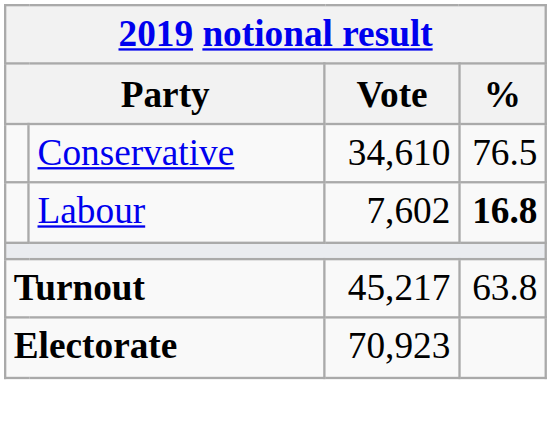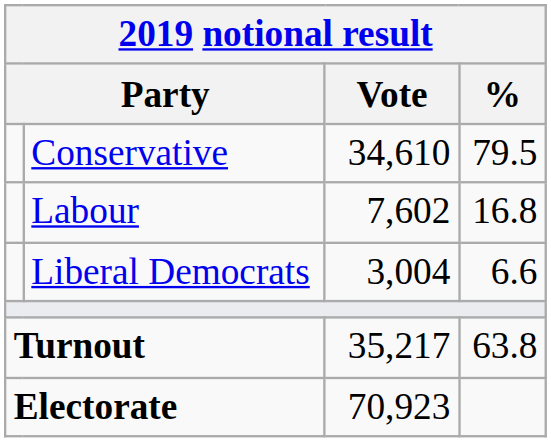(505, 152) 76.5 -> (505, 152) 79.5
(505, 211) bold -> (505, 211) normal
+ row: (171, 270)
(399, 287) 45,217 -> (399, 346) 35,217
